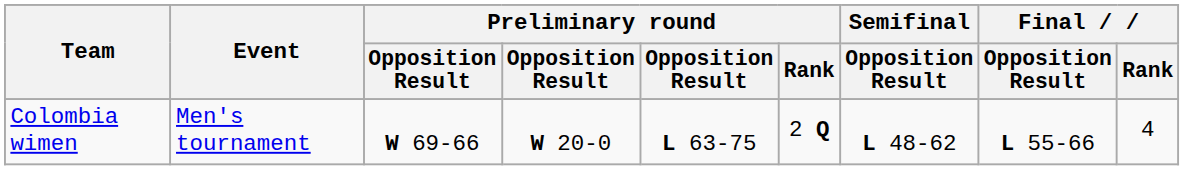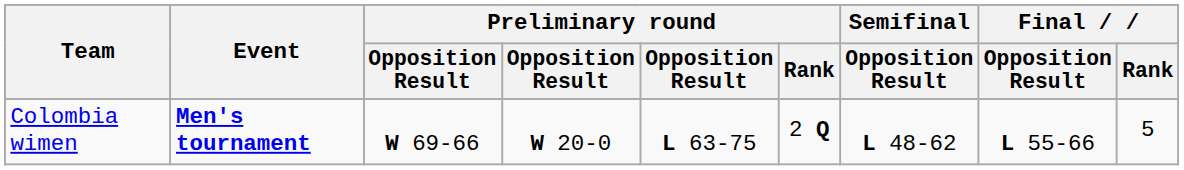(243, 131) normal -> (243, 131) bold
(1148, 131) 4 -> (1148, 131) 5
